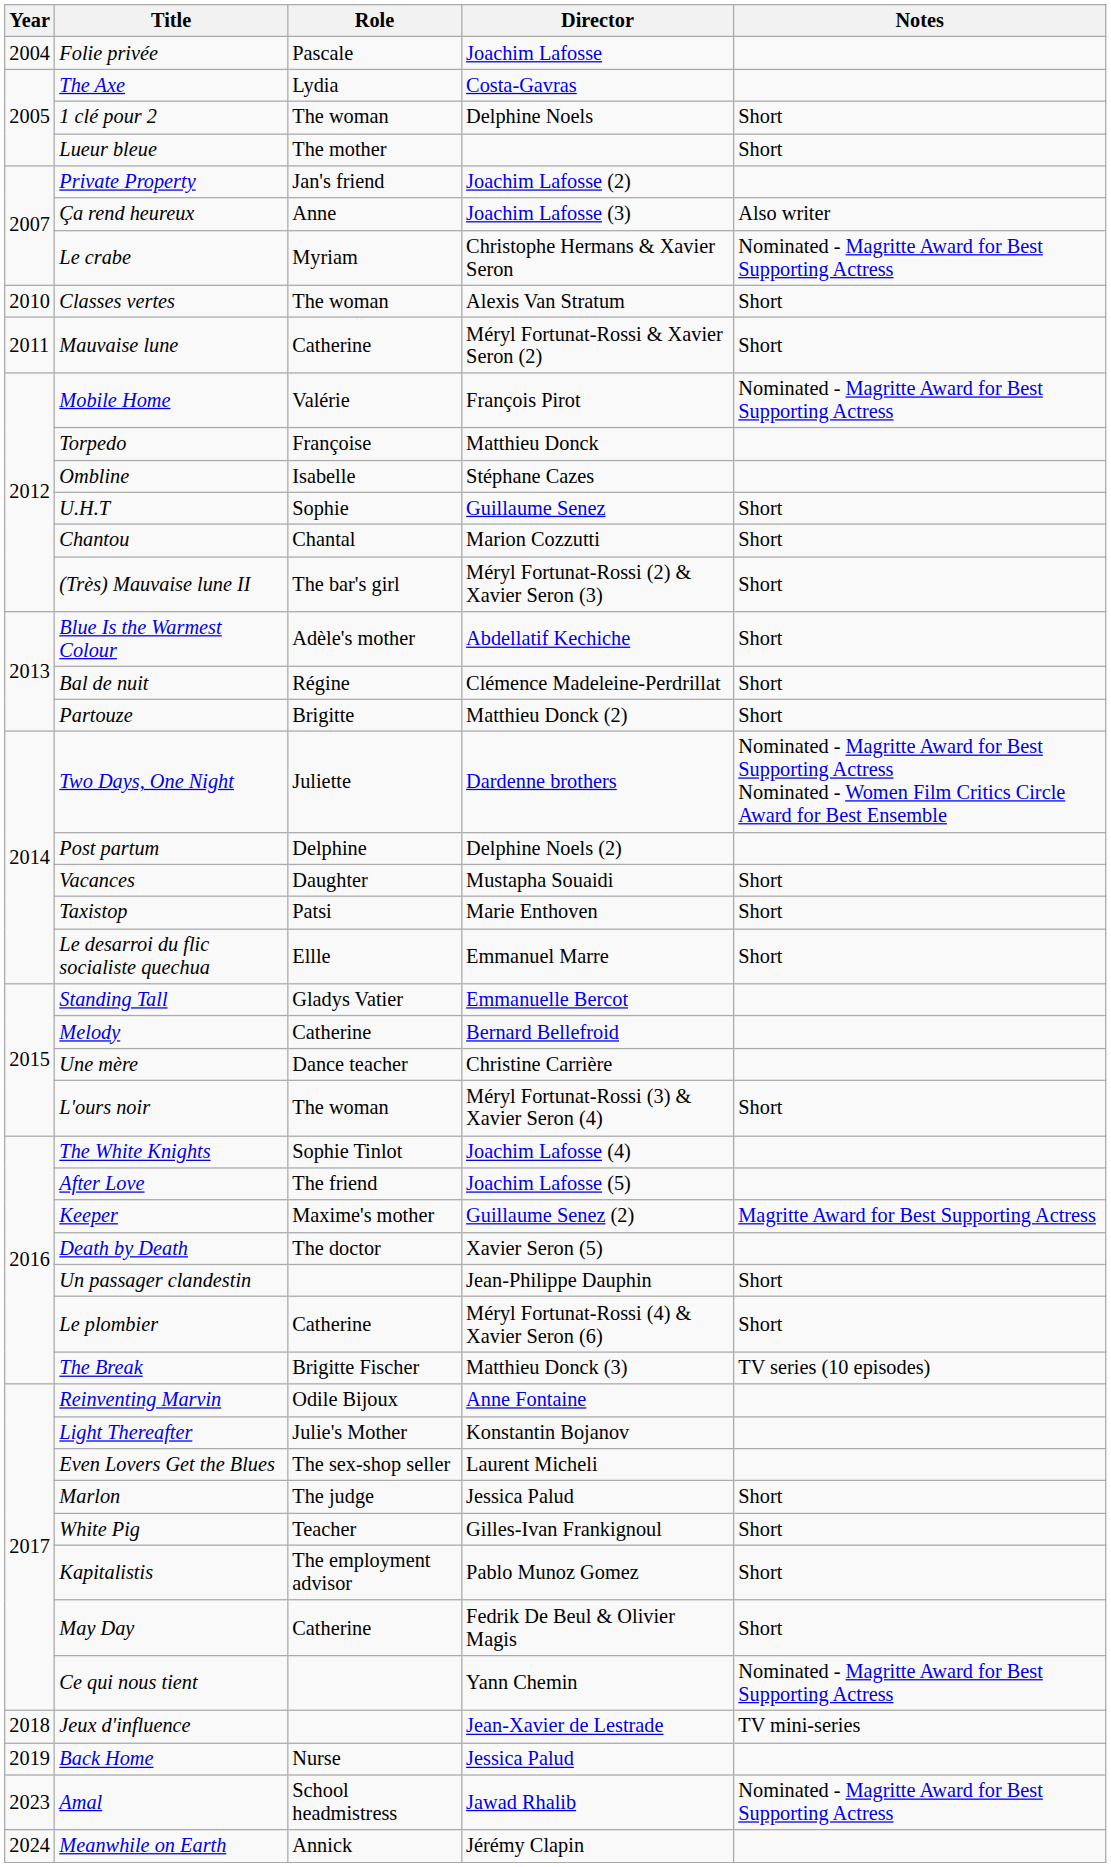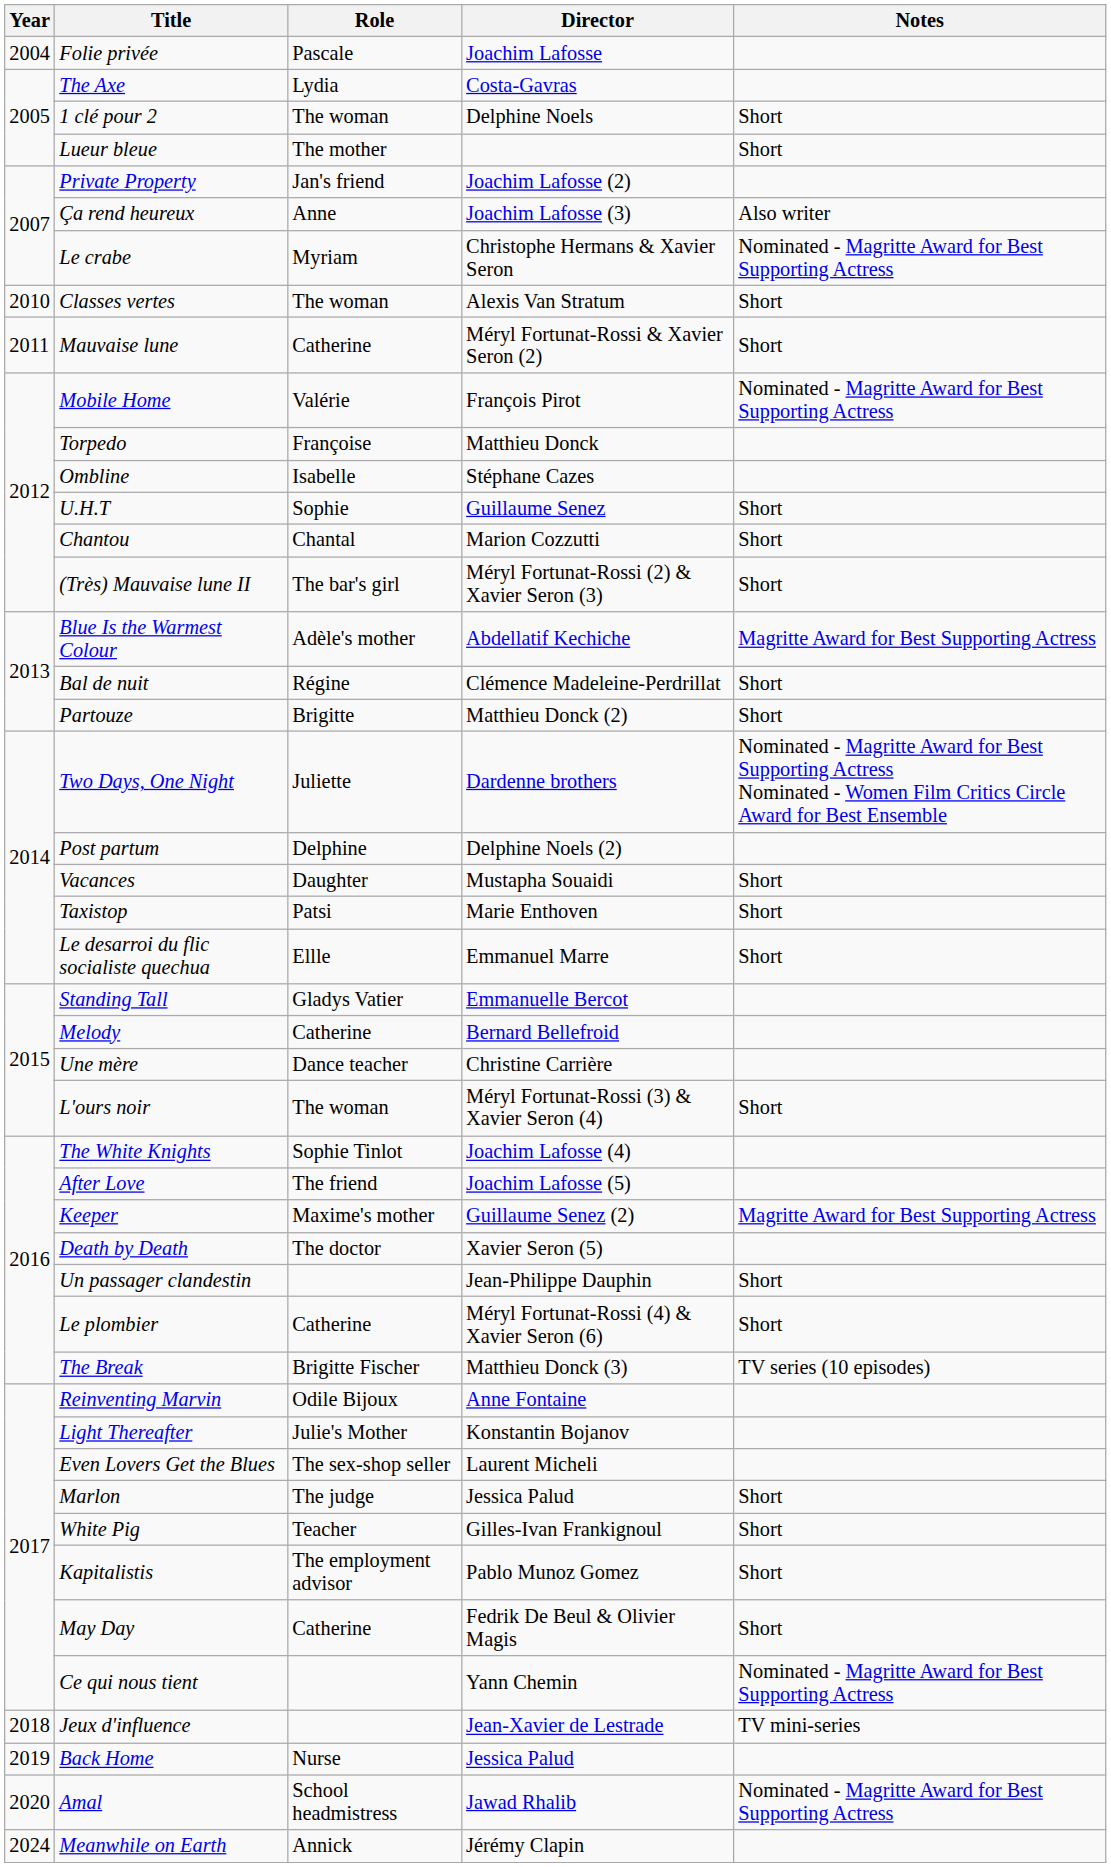(760, 639) Short -> (917, 639) Magritte Award for Best Supporting Actress
(30, 1802) 2023 -> (30, 1802) 2020
